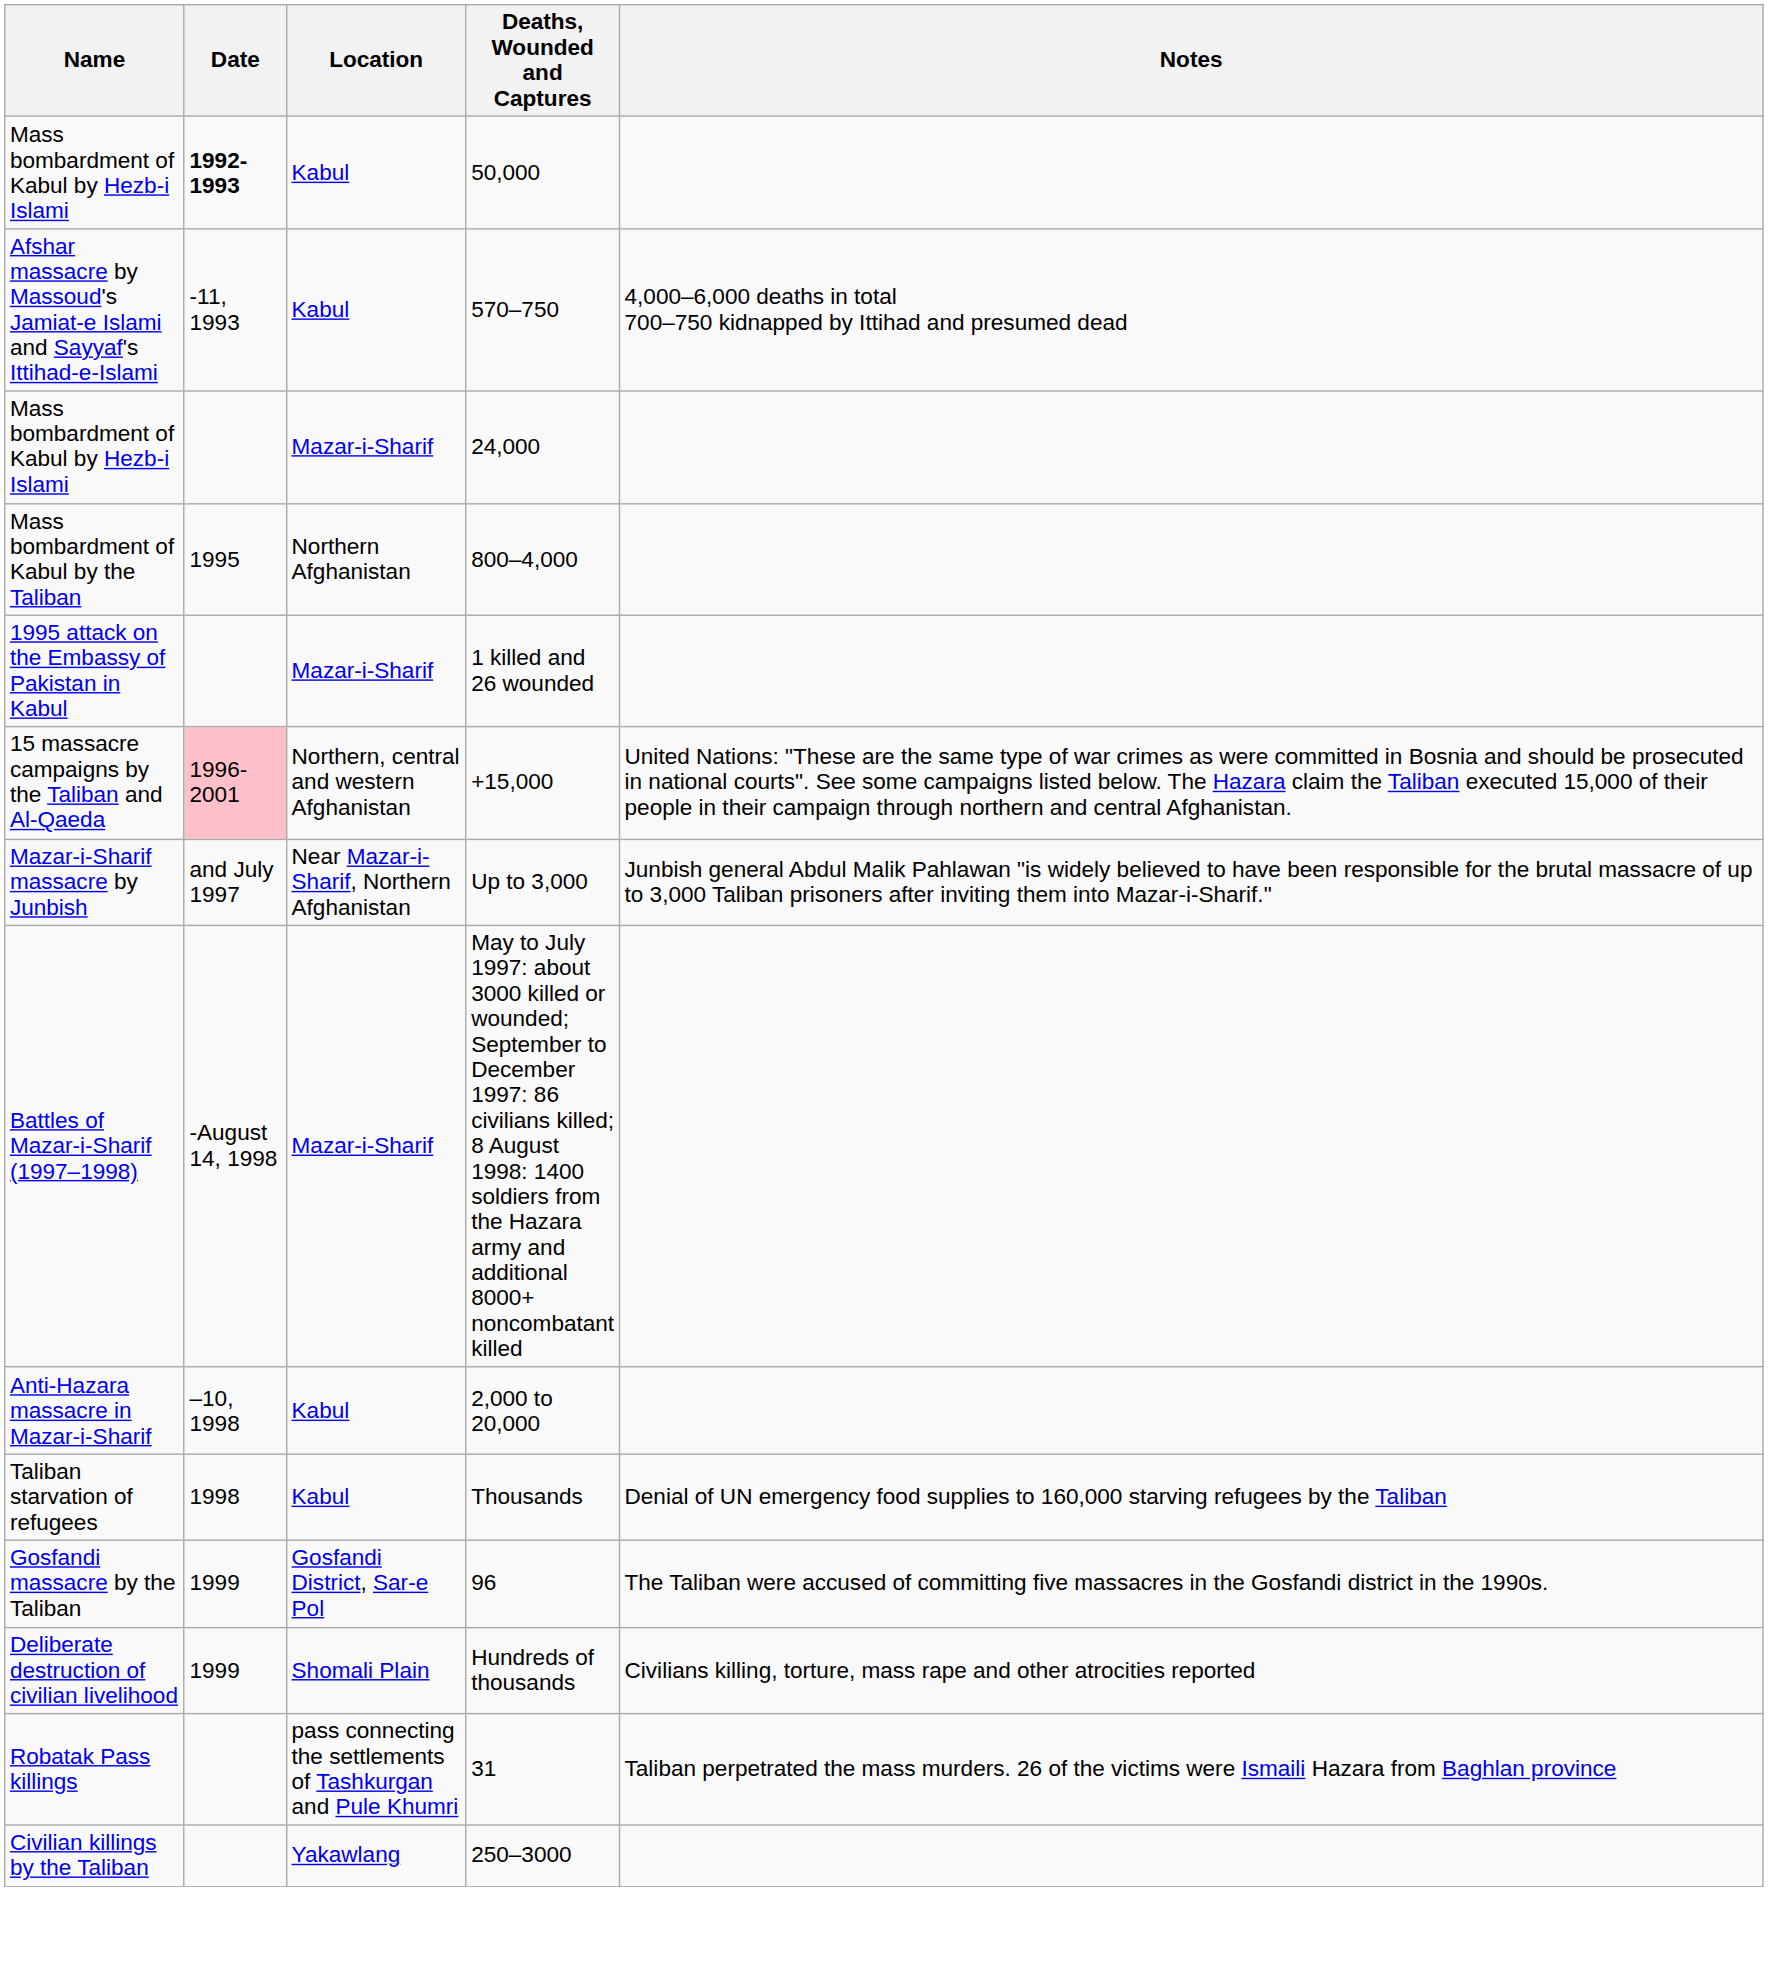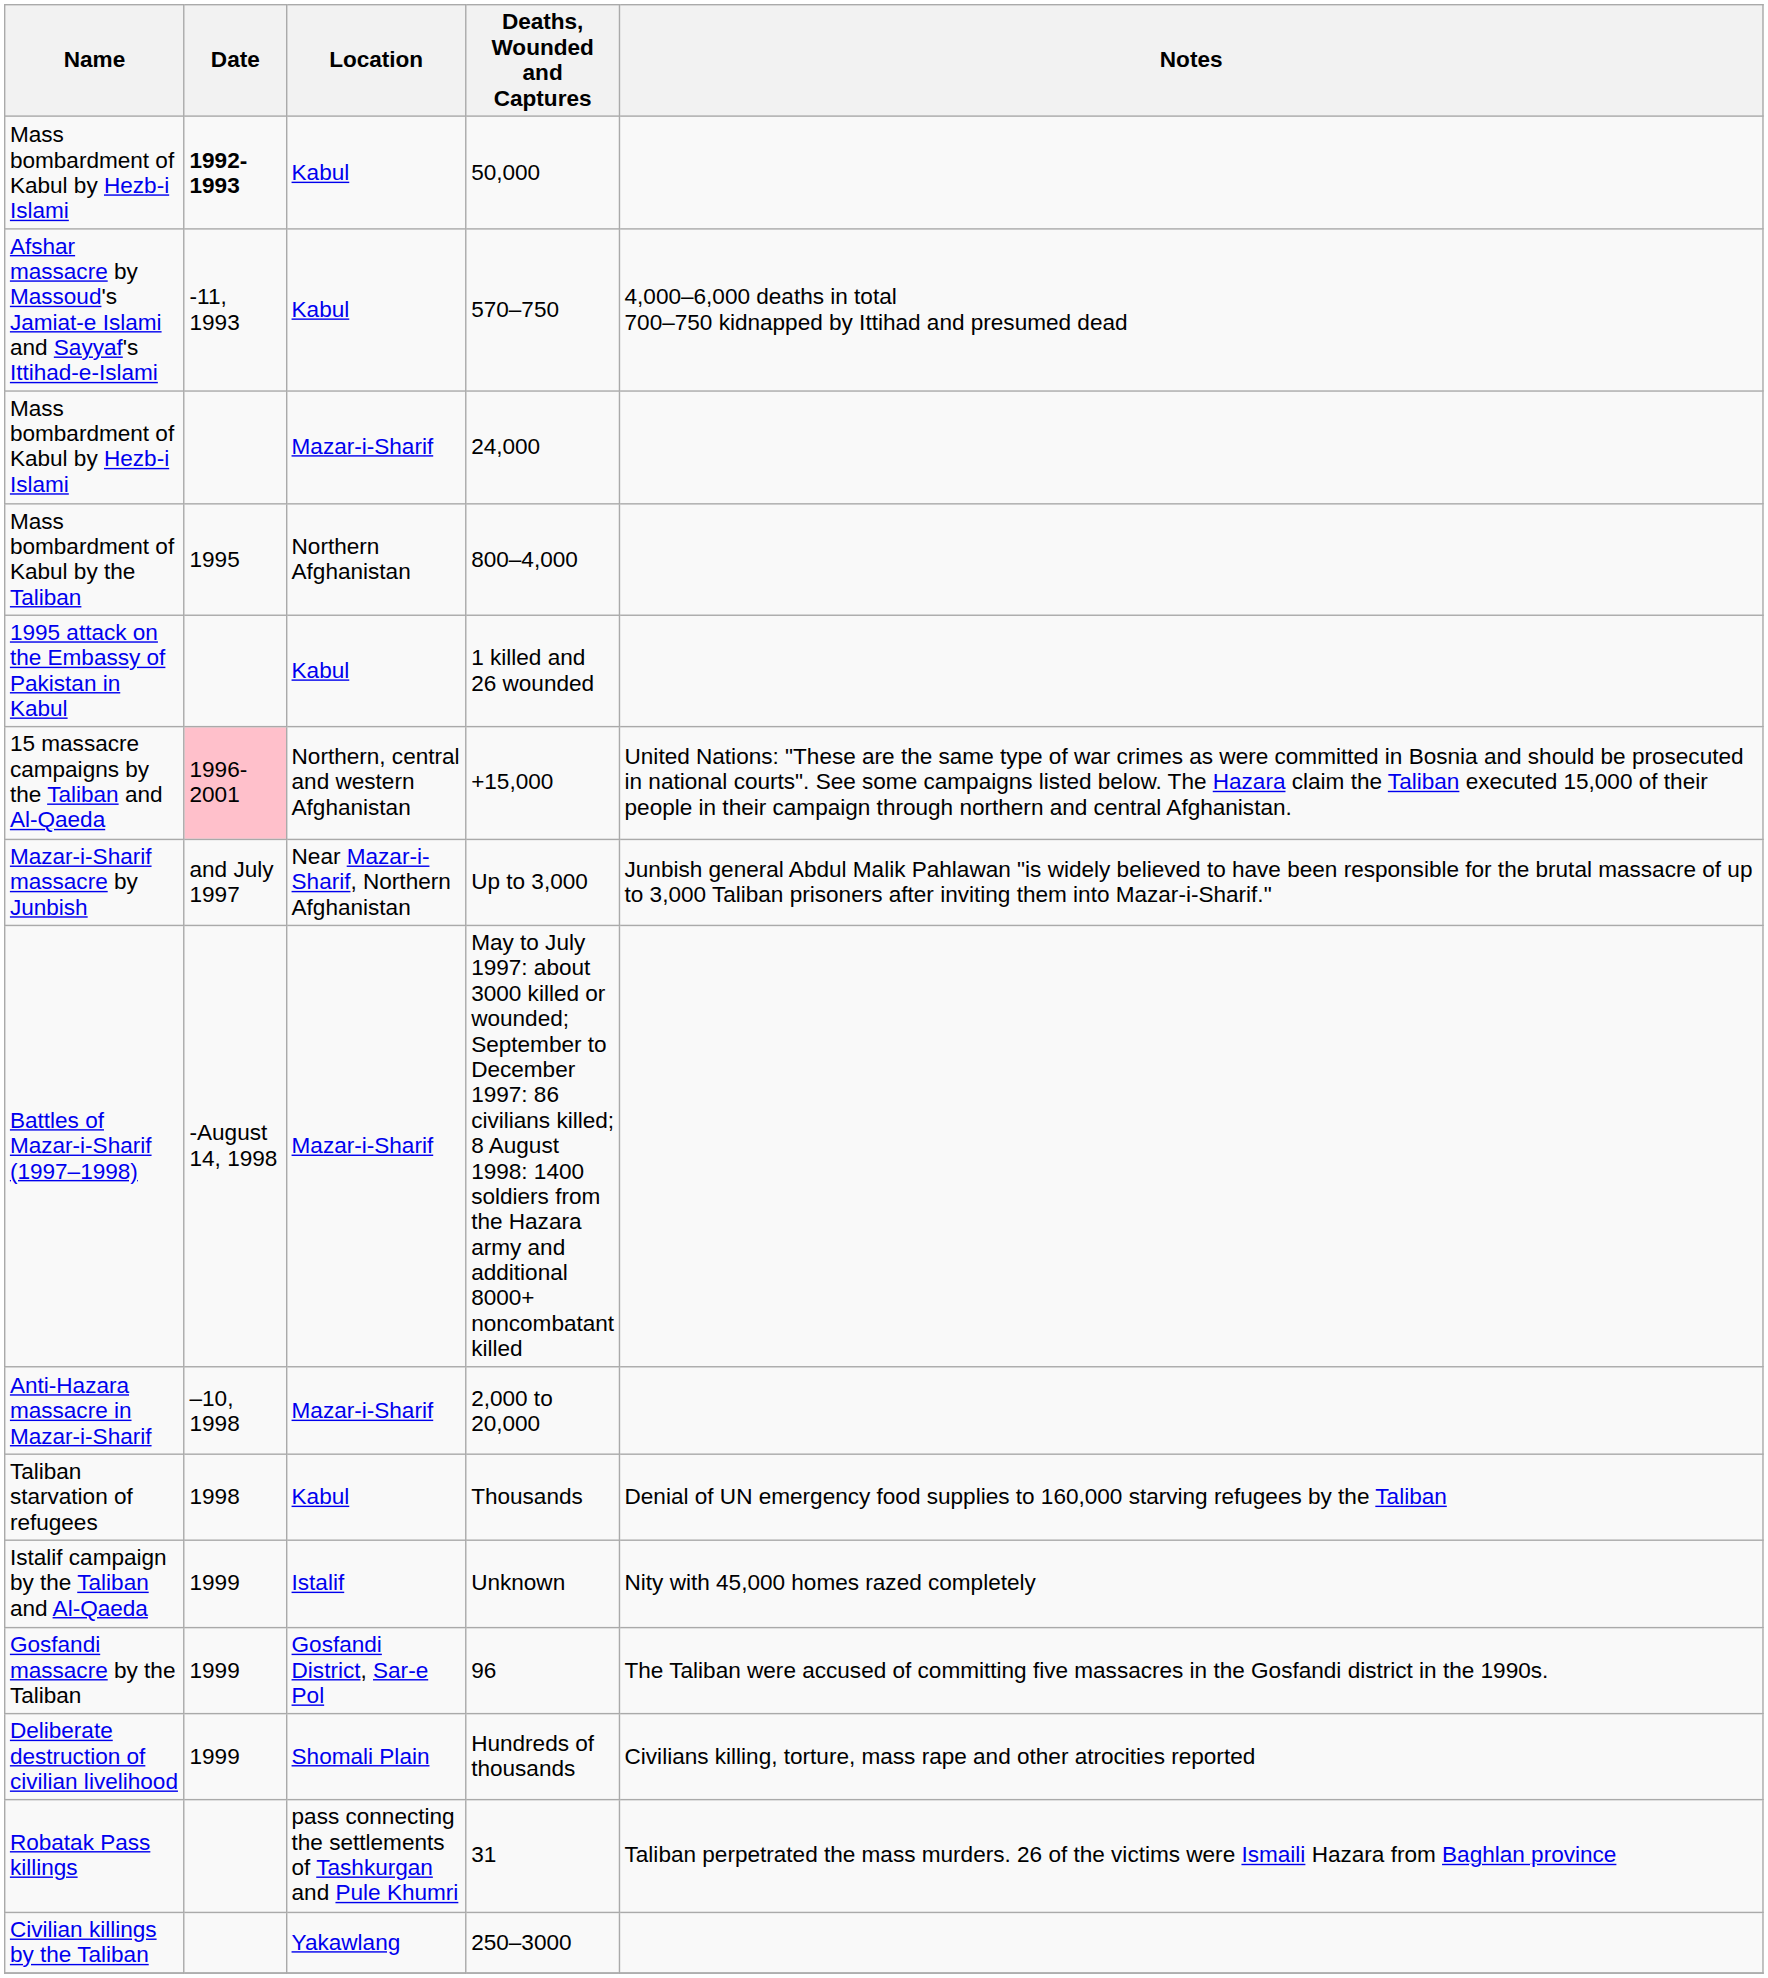(362, 670) Mazar-i-Sharif -> (320, 670) Kabul
(320, 1410) Kabul -> (362, 1410) Mazar-i-Sharif
+ row: (88, 1583)
